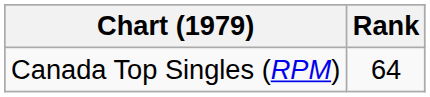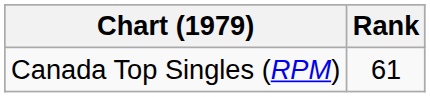(386, 69) 64 -> (386, 69) 61
